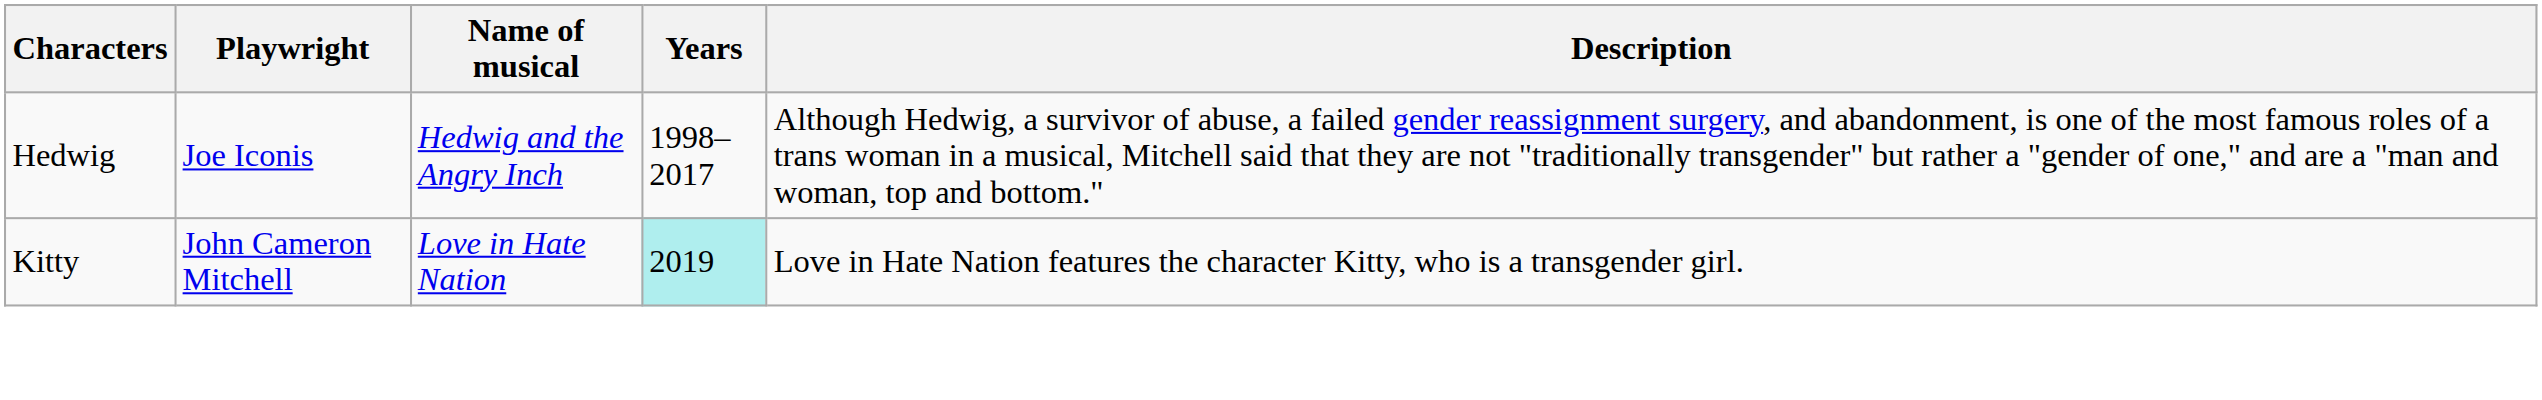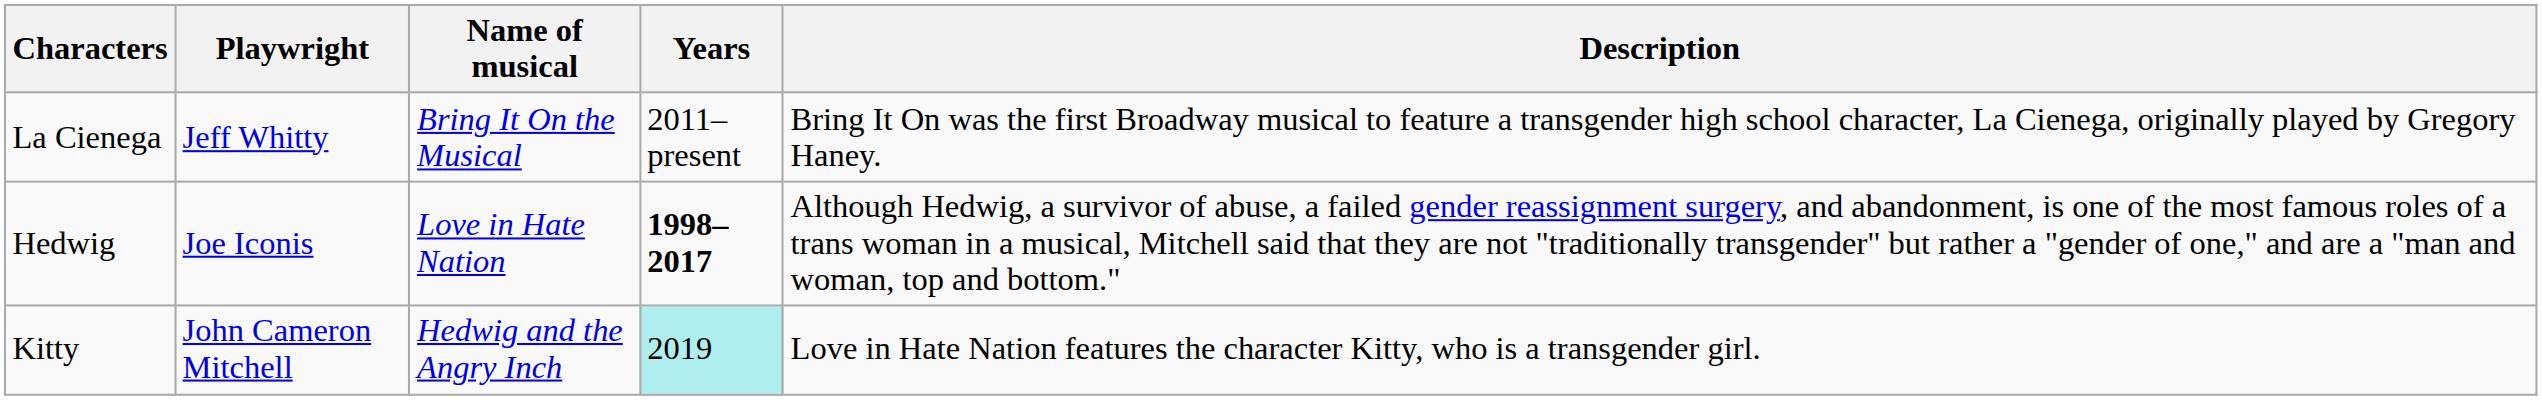+ row: (87, 136)
(521, 154) Hedwig and the Angry Inch -> (501, 242) Love in Hate Nation
(690, 154) normal -> (688, 242) bold
(502, 261) Love in Hate Nation -> (520, 349) Hedwig and the Angry Inch
